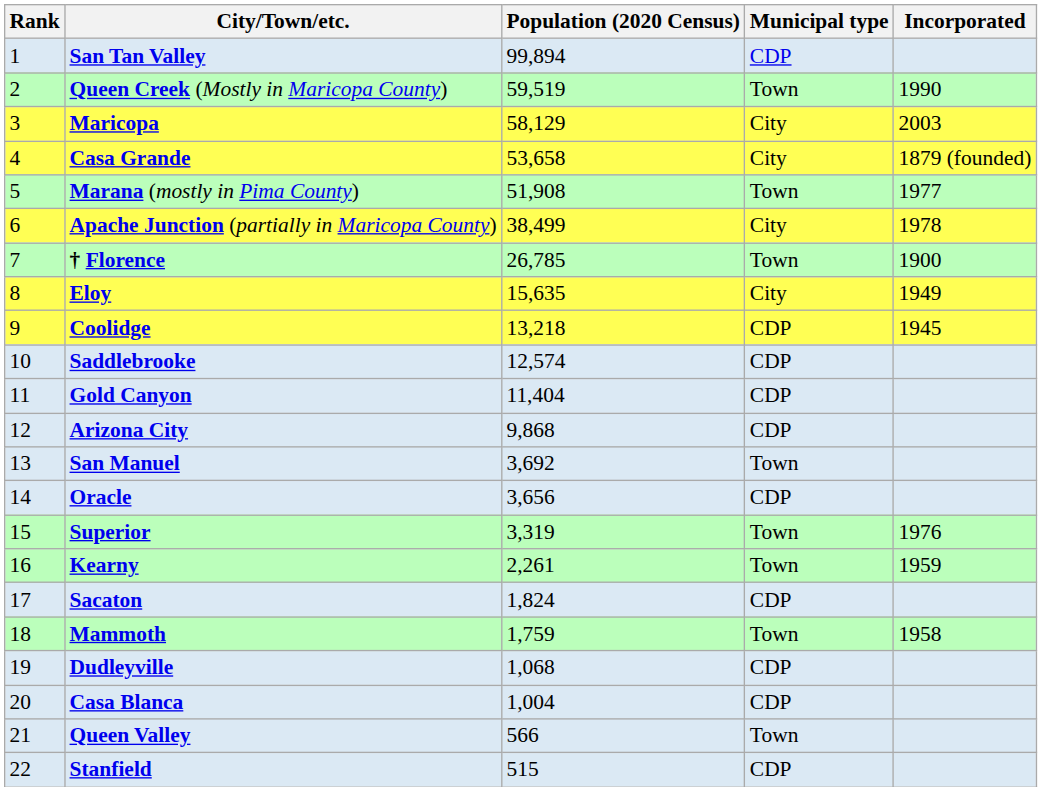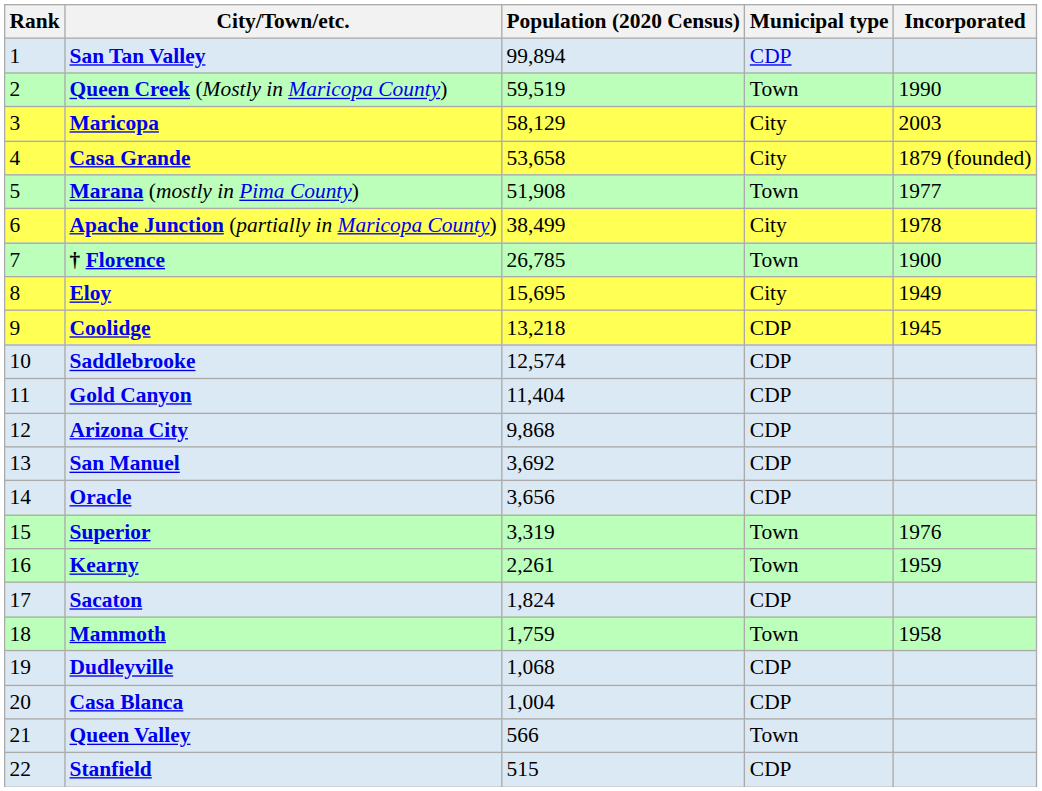(536, 293) 15,635 -> (536, 293) 15,695
(774, 463) Town -> (771, 463) CDP
